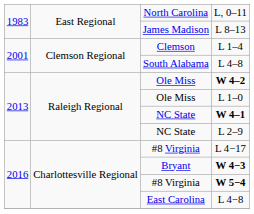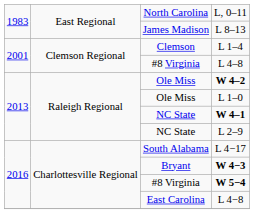(176, 64) South Alabama -> (176, 64) #8 Virginia
(176, 149) #8 Virginia -> (176, 149) South Alabama
